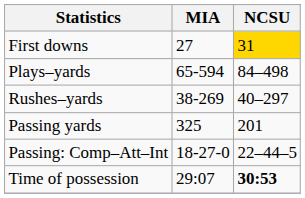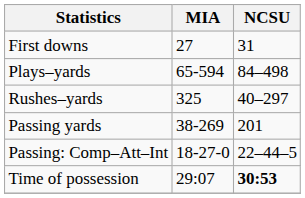(246, 44) gold background -> (246, 44) no background
(200, 98) 38-269 -> (189, 98) 325
(189, 125) 325 -> (200, 125) 38-269
